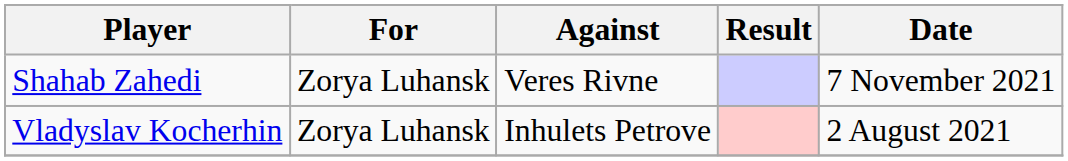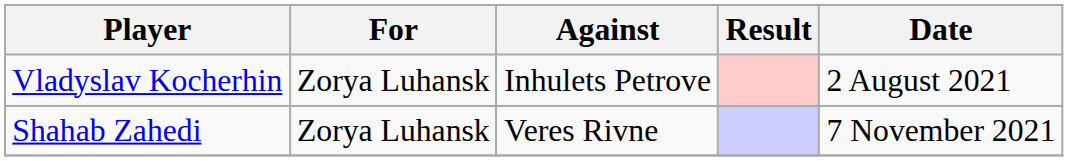rows swapped: (147, 130) <-> (107, 79)
